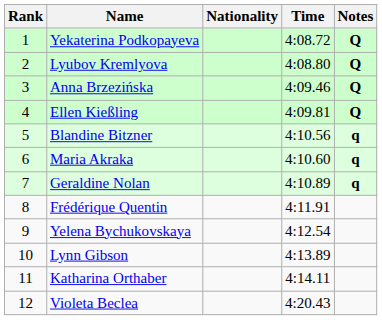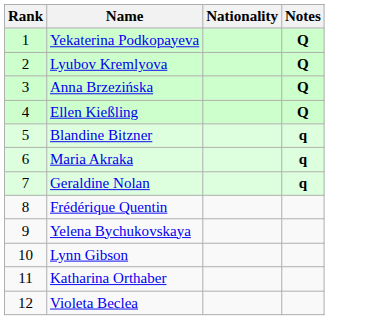- column: (308, 16)
